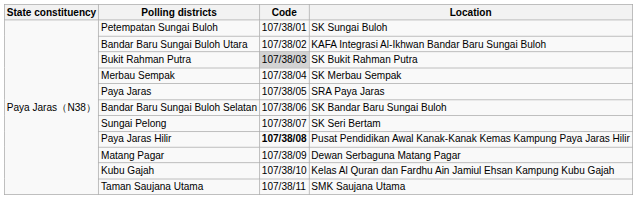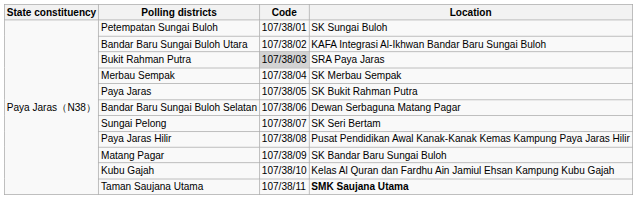(364, 59) SK Bukit Rahman Putra -> (348, 59) SRA Paya Jaras
(348, 91) SRA Paya Jaras -> (364, 91) SK Bukit Rahman Putra
(379, 107) SK Bandar Baru Sungai Buloh -> (386, 107) Dewan Serbaguna Matang Pagar
(284, 139) bold -> (284, 139) normal
(386, 155) Dewan Serbaguna Matang Pagar -> (379, 155) SK Bandar Baru Sungai Buloh
(358, 186) normal -> (360, 186) bold
